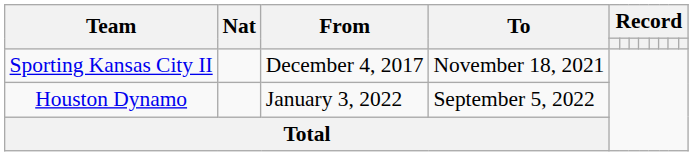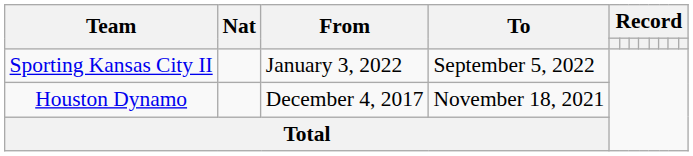(345, 65) December 4, 2017 -> (334, 65) January 3, 2022
(519, 65) November 18, 2021 -> (514, 65) September 5, 2022
(334, 99) January 3, 2022 -> (345, 99) December 4, 2017
(514, 99) September 5, 2022 -> (519, 99) November 18, 2021
